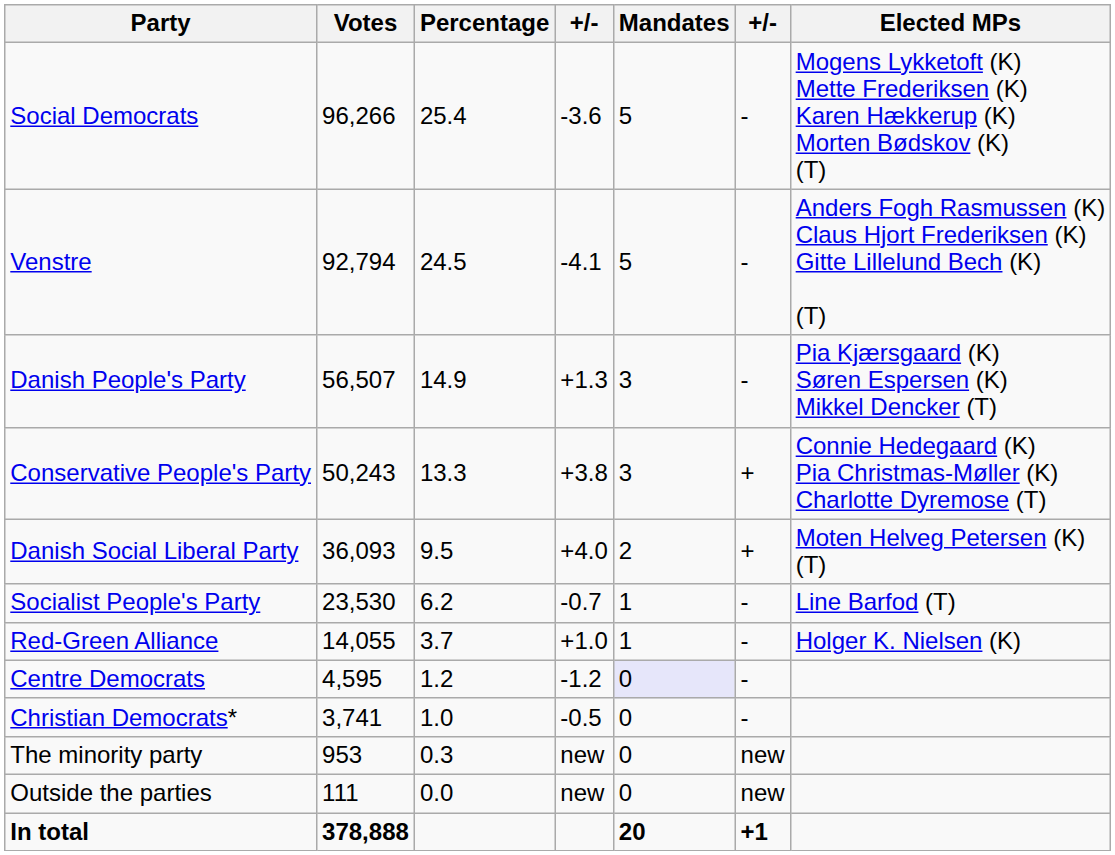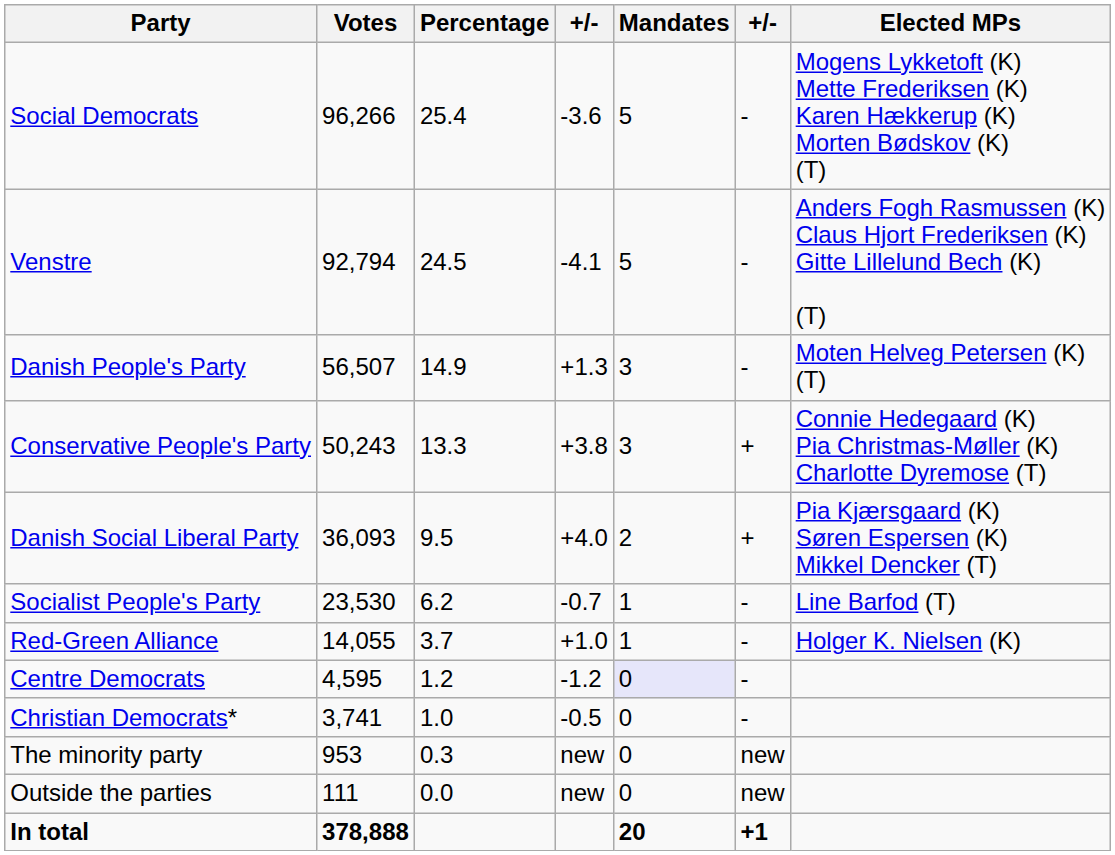(902, 380) Pia Kjærsgaard (K) Søren Espersen (K) Mikkel Dencker (T) -> (940, 367) Moten Helveg Petersen (K) (T)
(940, 551) Moten Helveg Petersen (K) (T) -> (902, 537) Pia Kjærsgaard (K) Søren Espersen (K) Mikkel Dencker (T)
